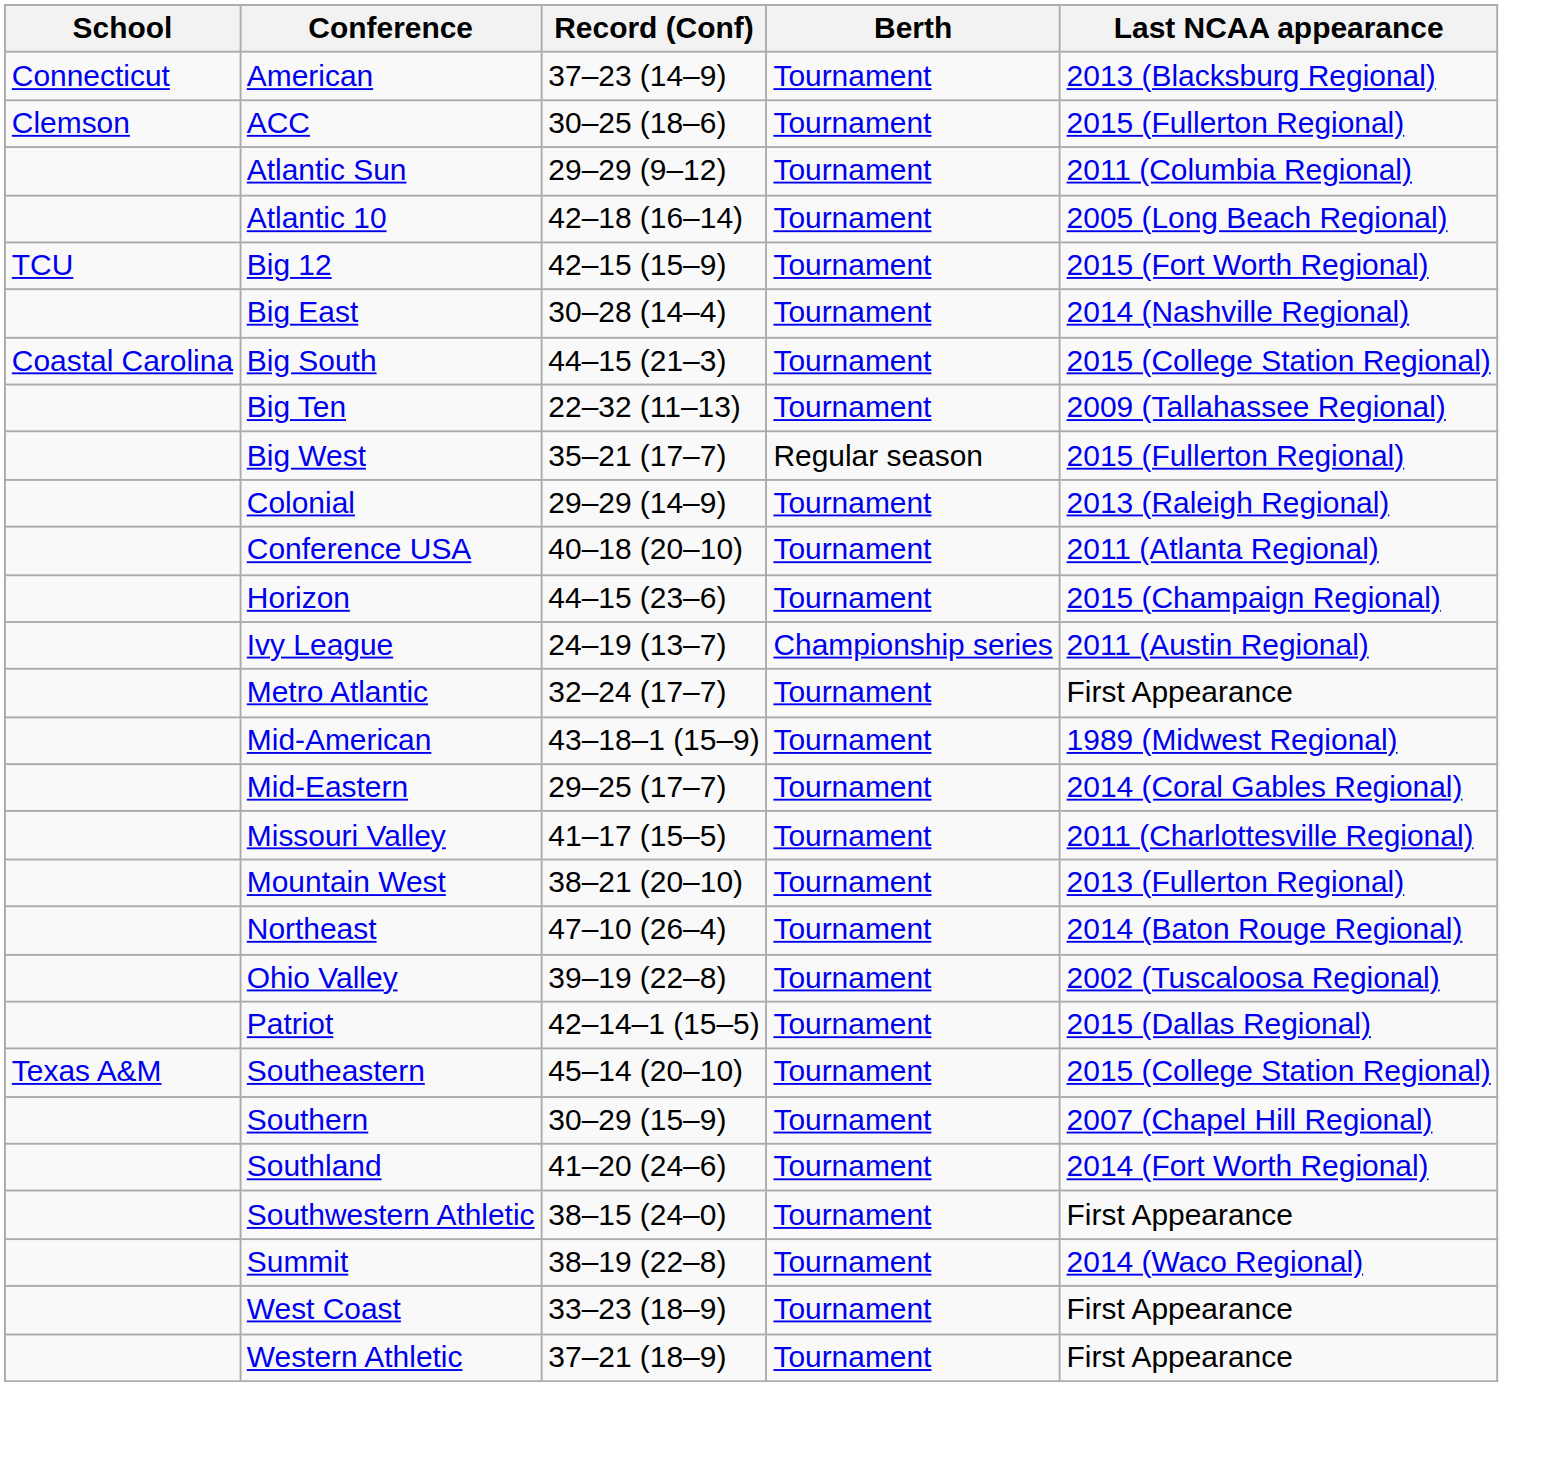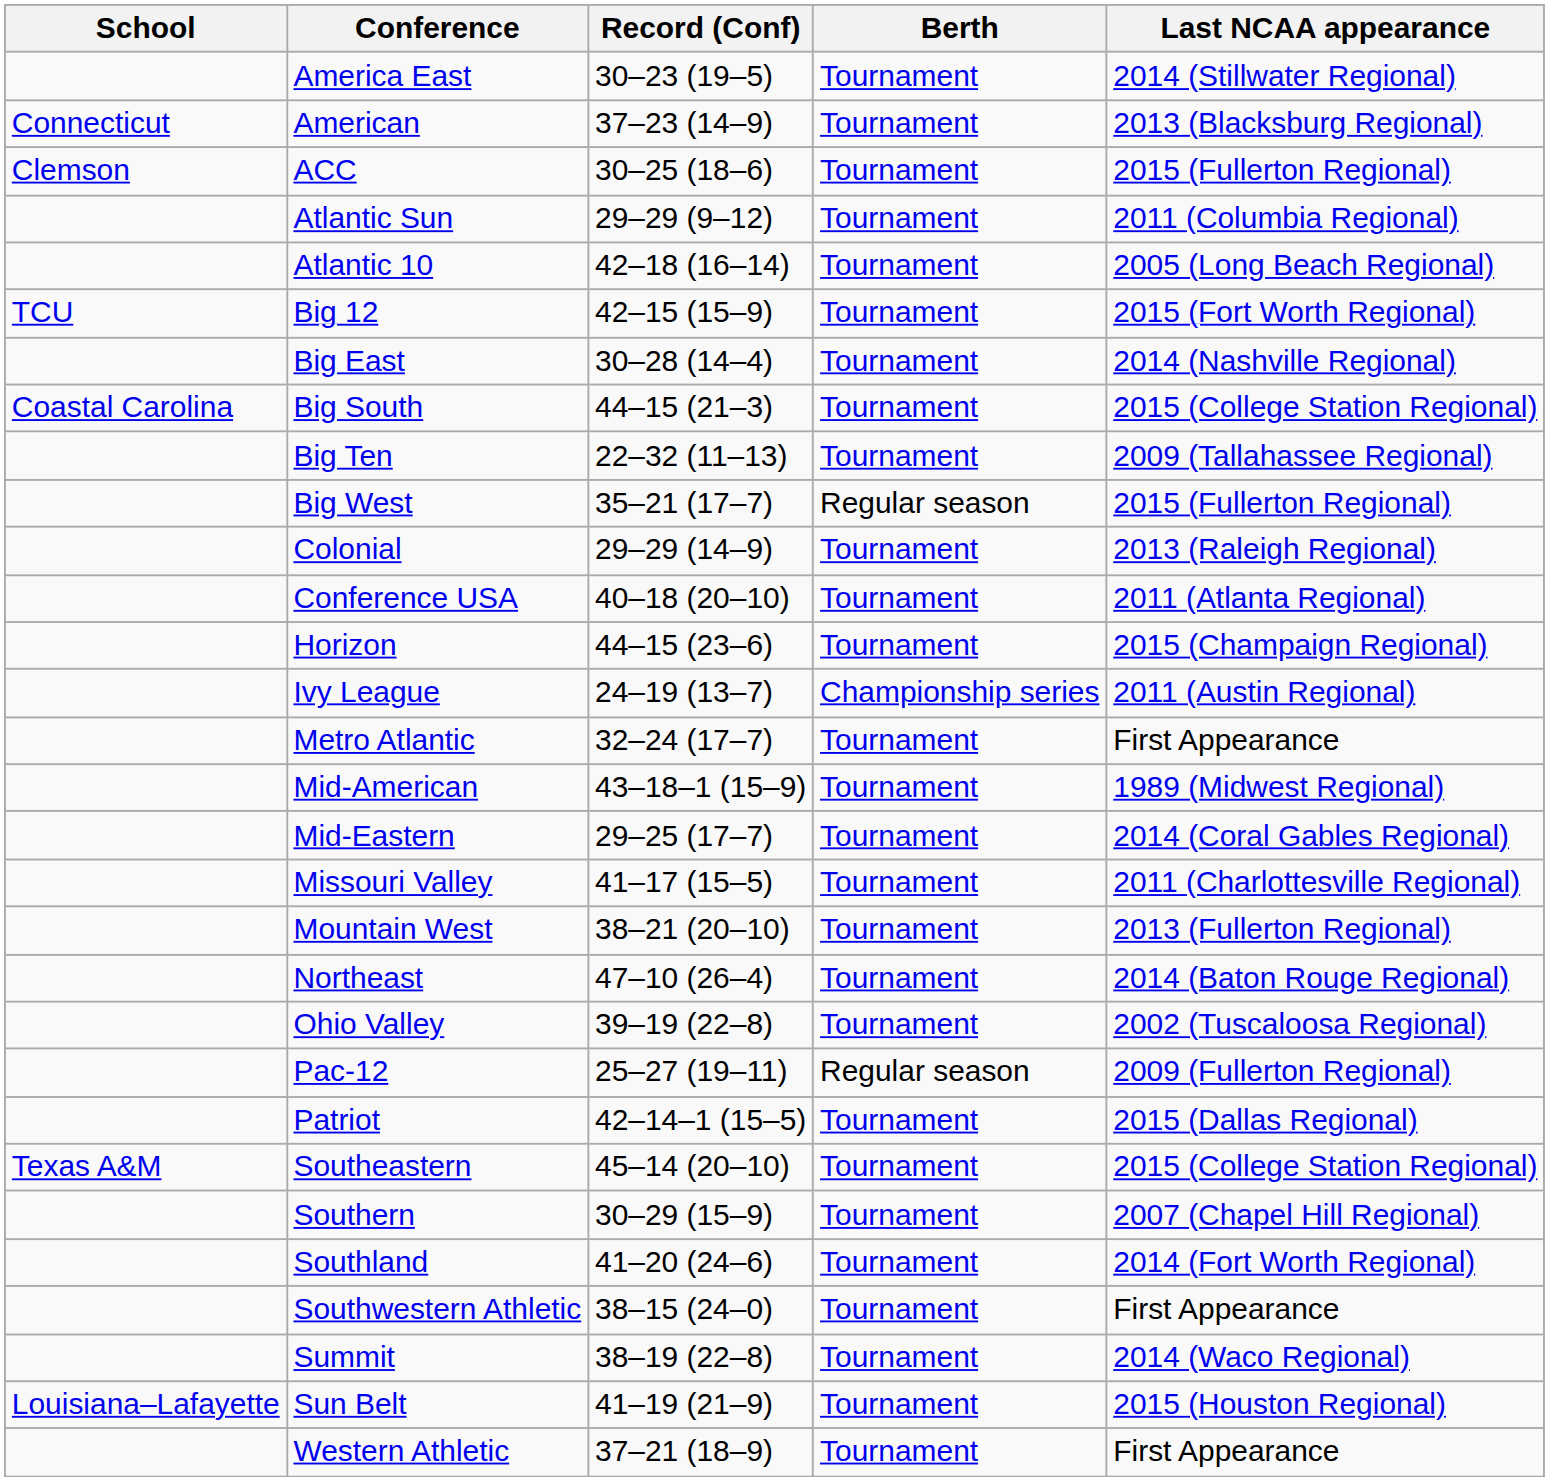+ row: (382, 75)
+ row: (341, 1072)
+ row: (350, 1404)
- row: (324, 1309)
